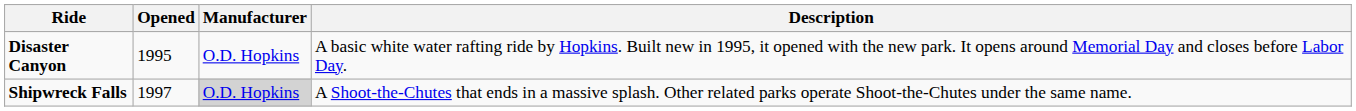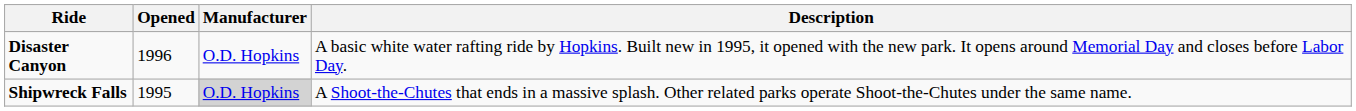(154, 55) 1995 -> (154, 55) 1996
(154, 92) 1997 -> (154, 92) 1995
